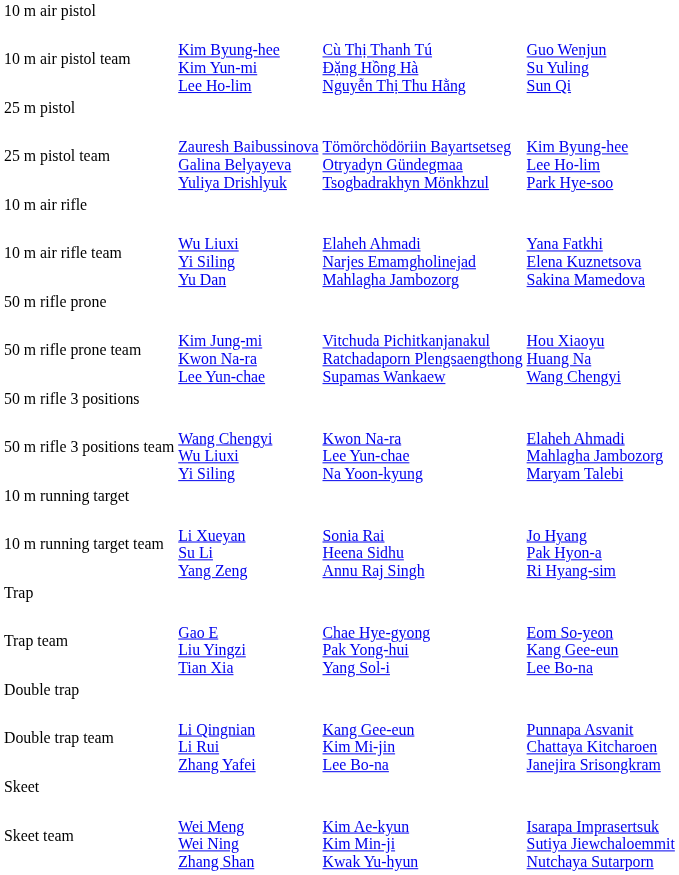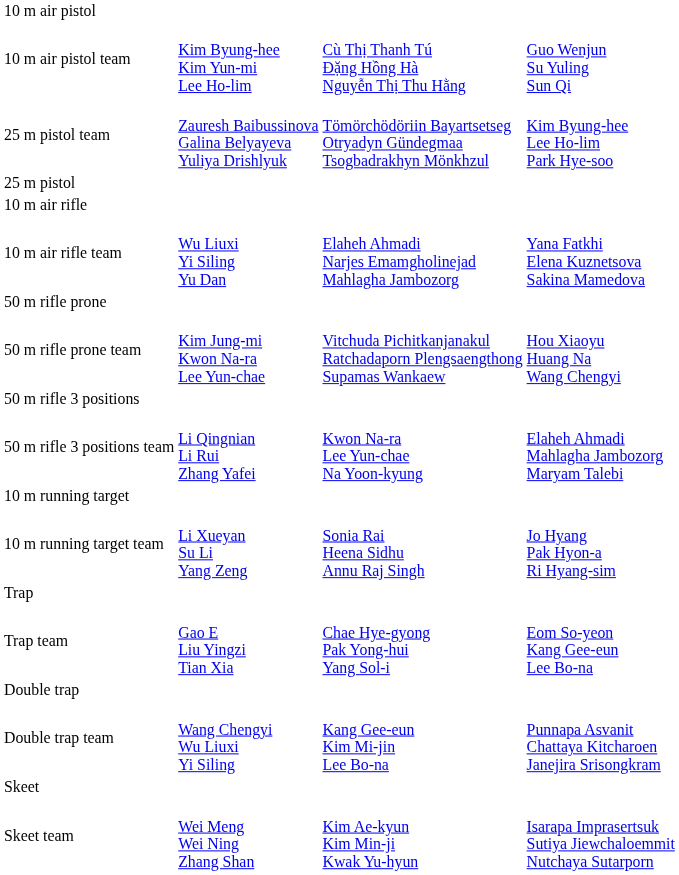rows swapped: (40, 107) <-> (57, 156)
(225, 456) Wang Chengyi Wu Liuxi Yi Siling -> (217, 456) Li Qingnian Li Rui Zhang Yafei
(217, 747) Li Qingnian Li Rui Zhang Yafei -> (225, 747) Wang Chengyi Wu Liuxi Yi Siling
